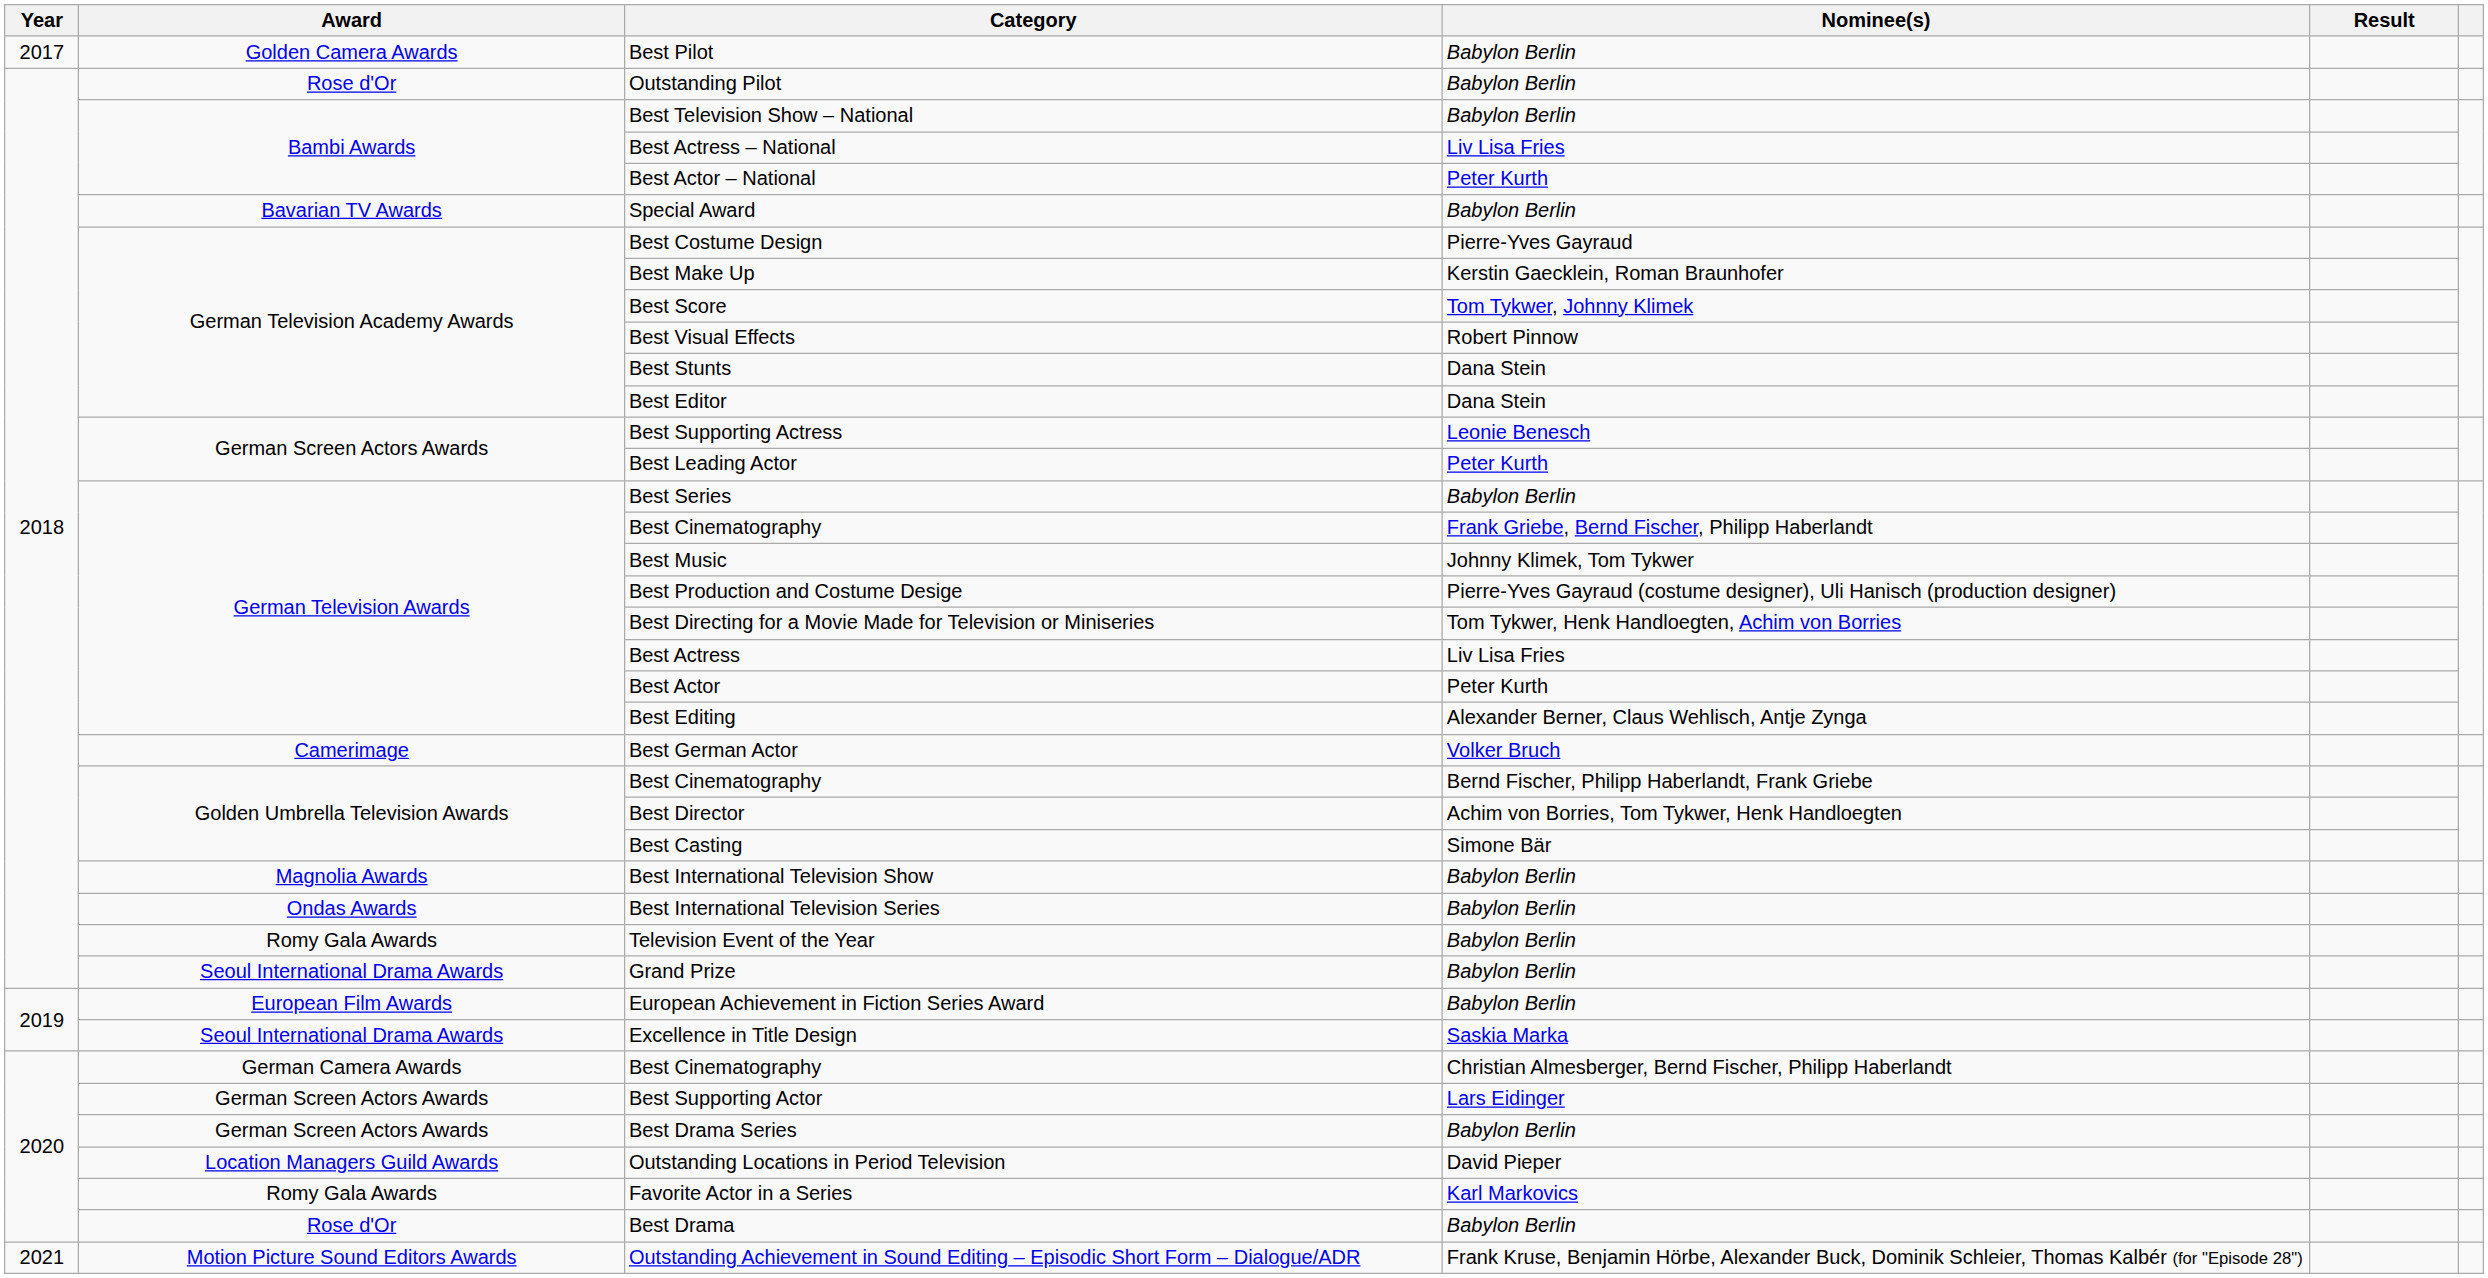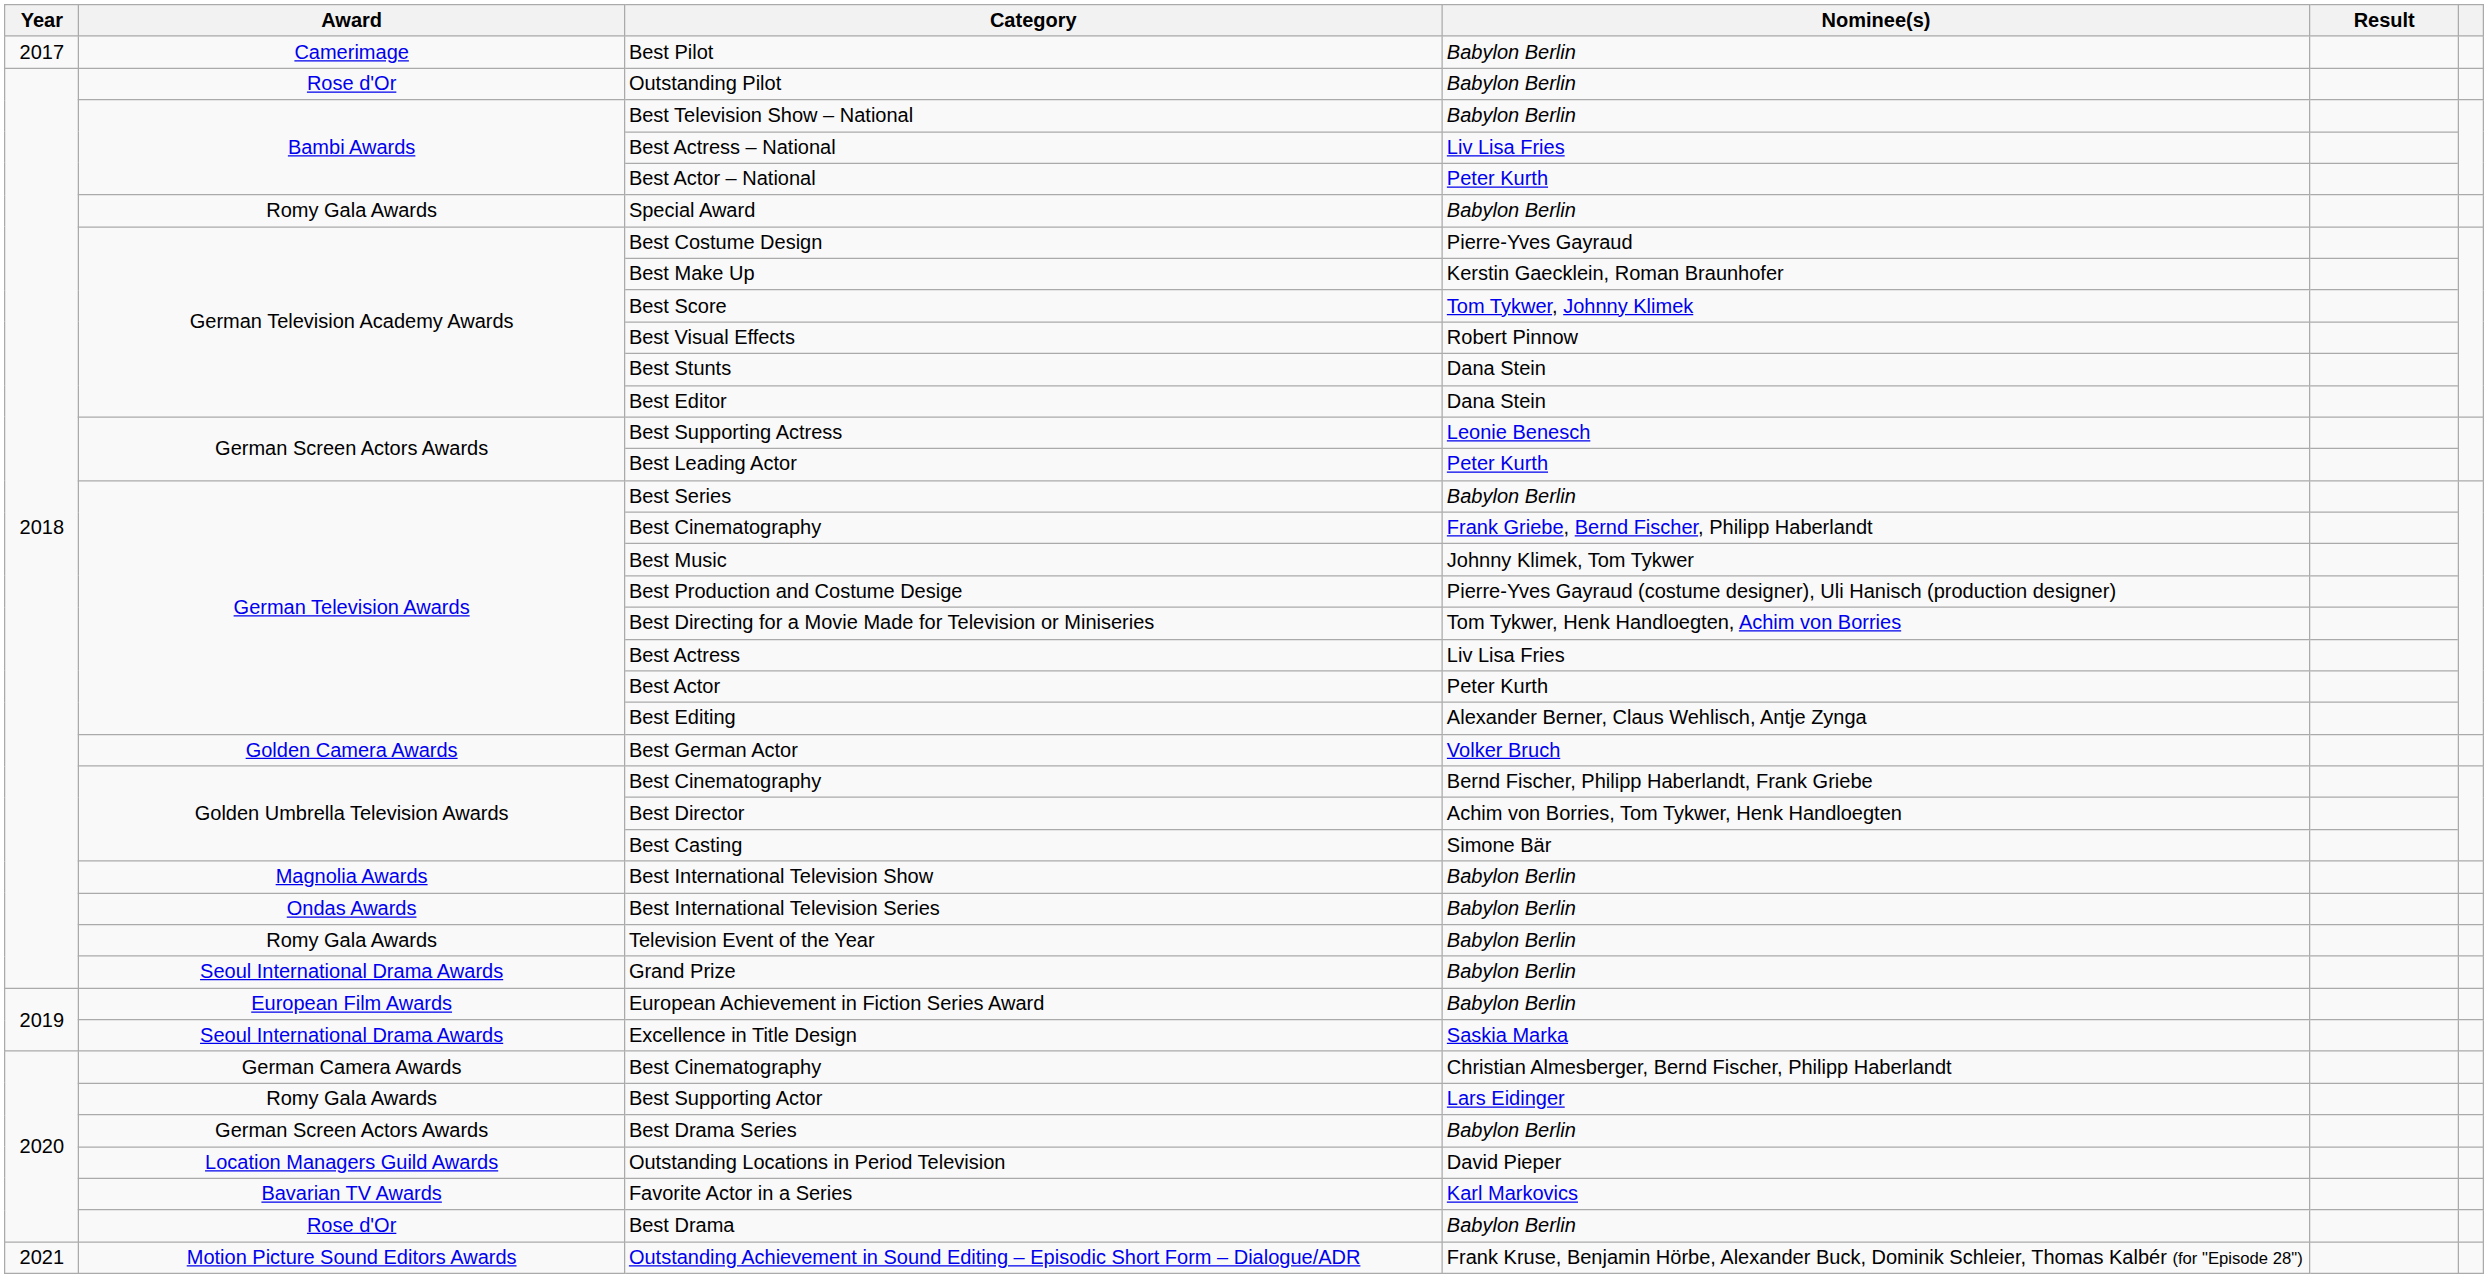(352, 52) Golden Camera Awards -> (352, 52) Camerimage
(352, 210) Bavarian TV Awards -> (352, 210) Romy Gala Awards
(352, 749) Camerimage -> (352, 749) Golden Camera Awards
(352, 1098) German Screen Actors Awards -> (352, 1098) Romy Gala Awards
(352, 1193) Romy Gala Awards -> (352, 1193) Bavarian TV Awards
